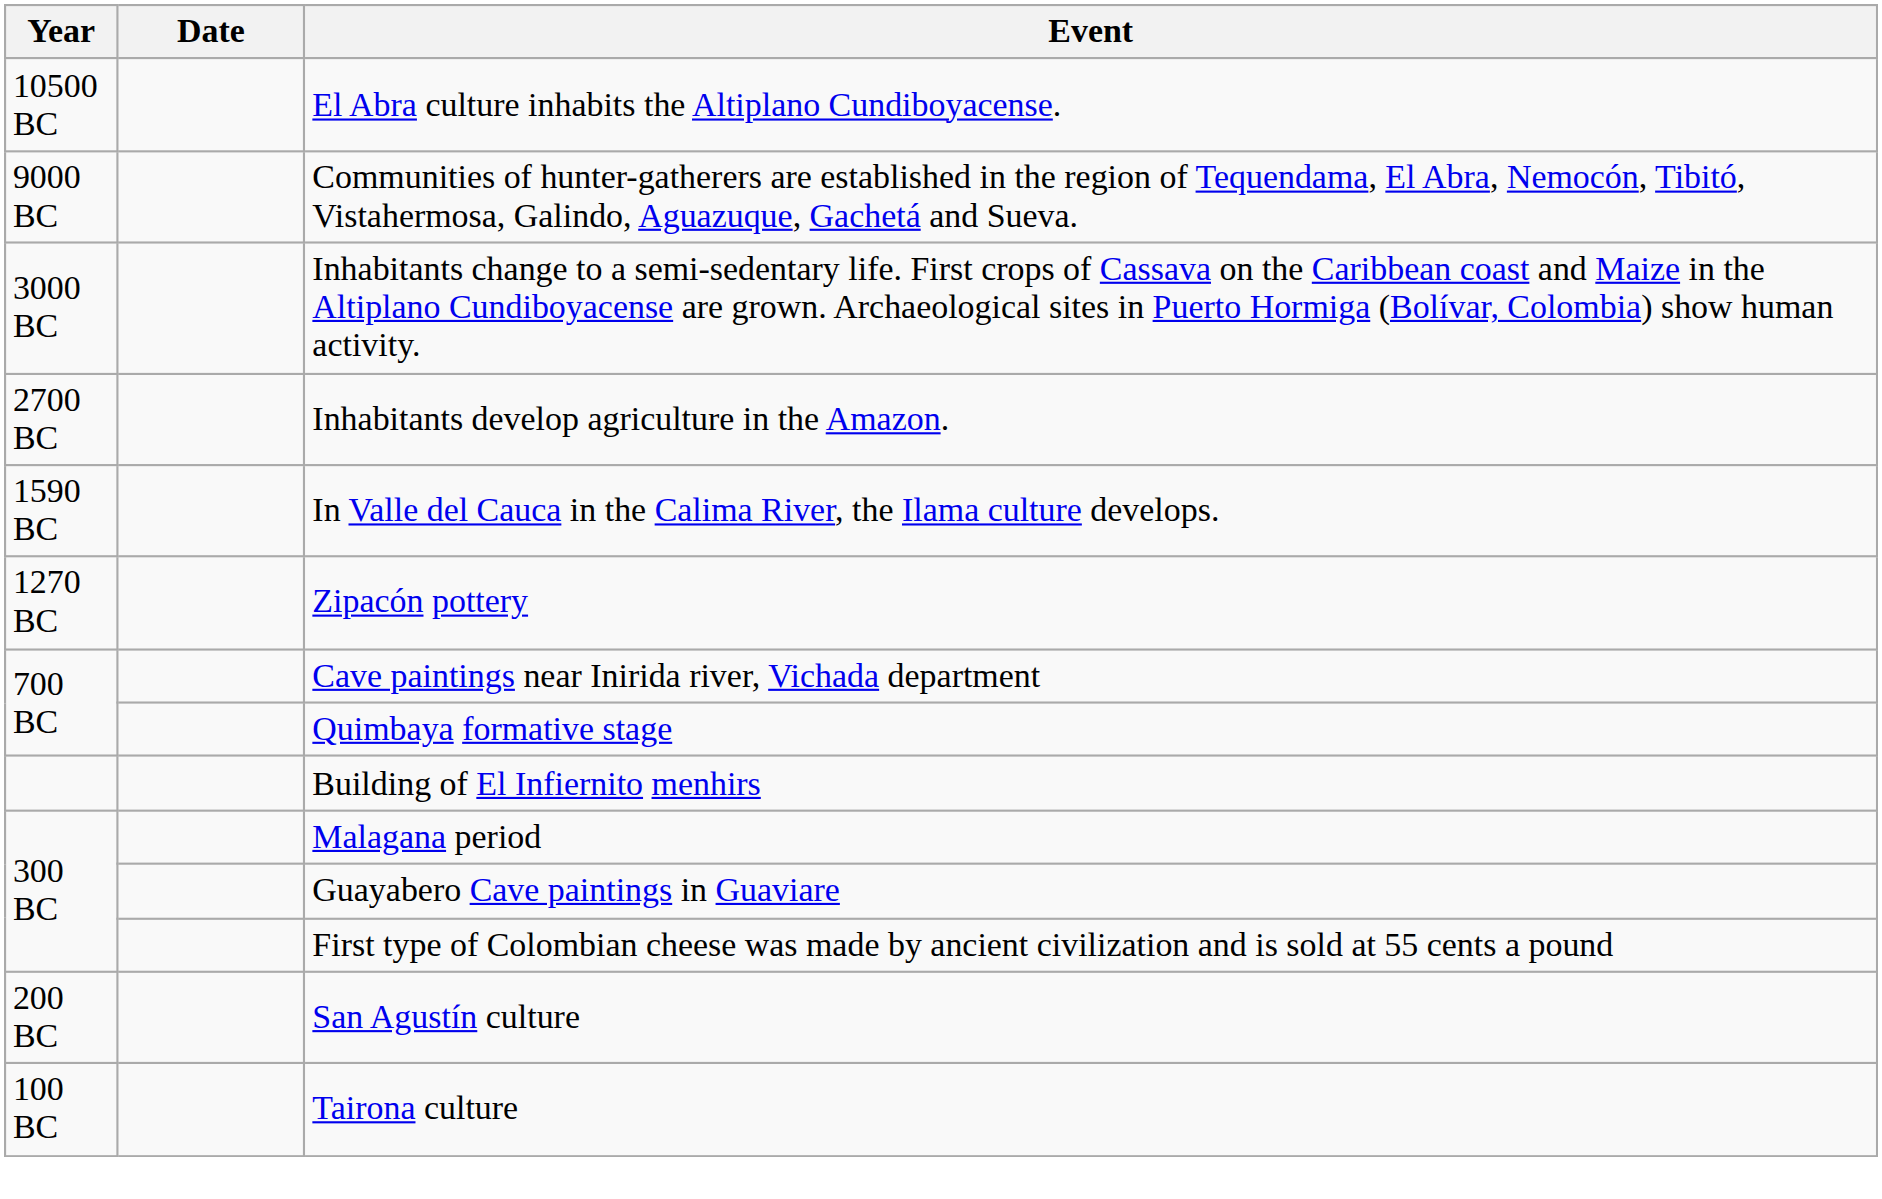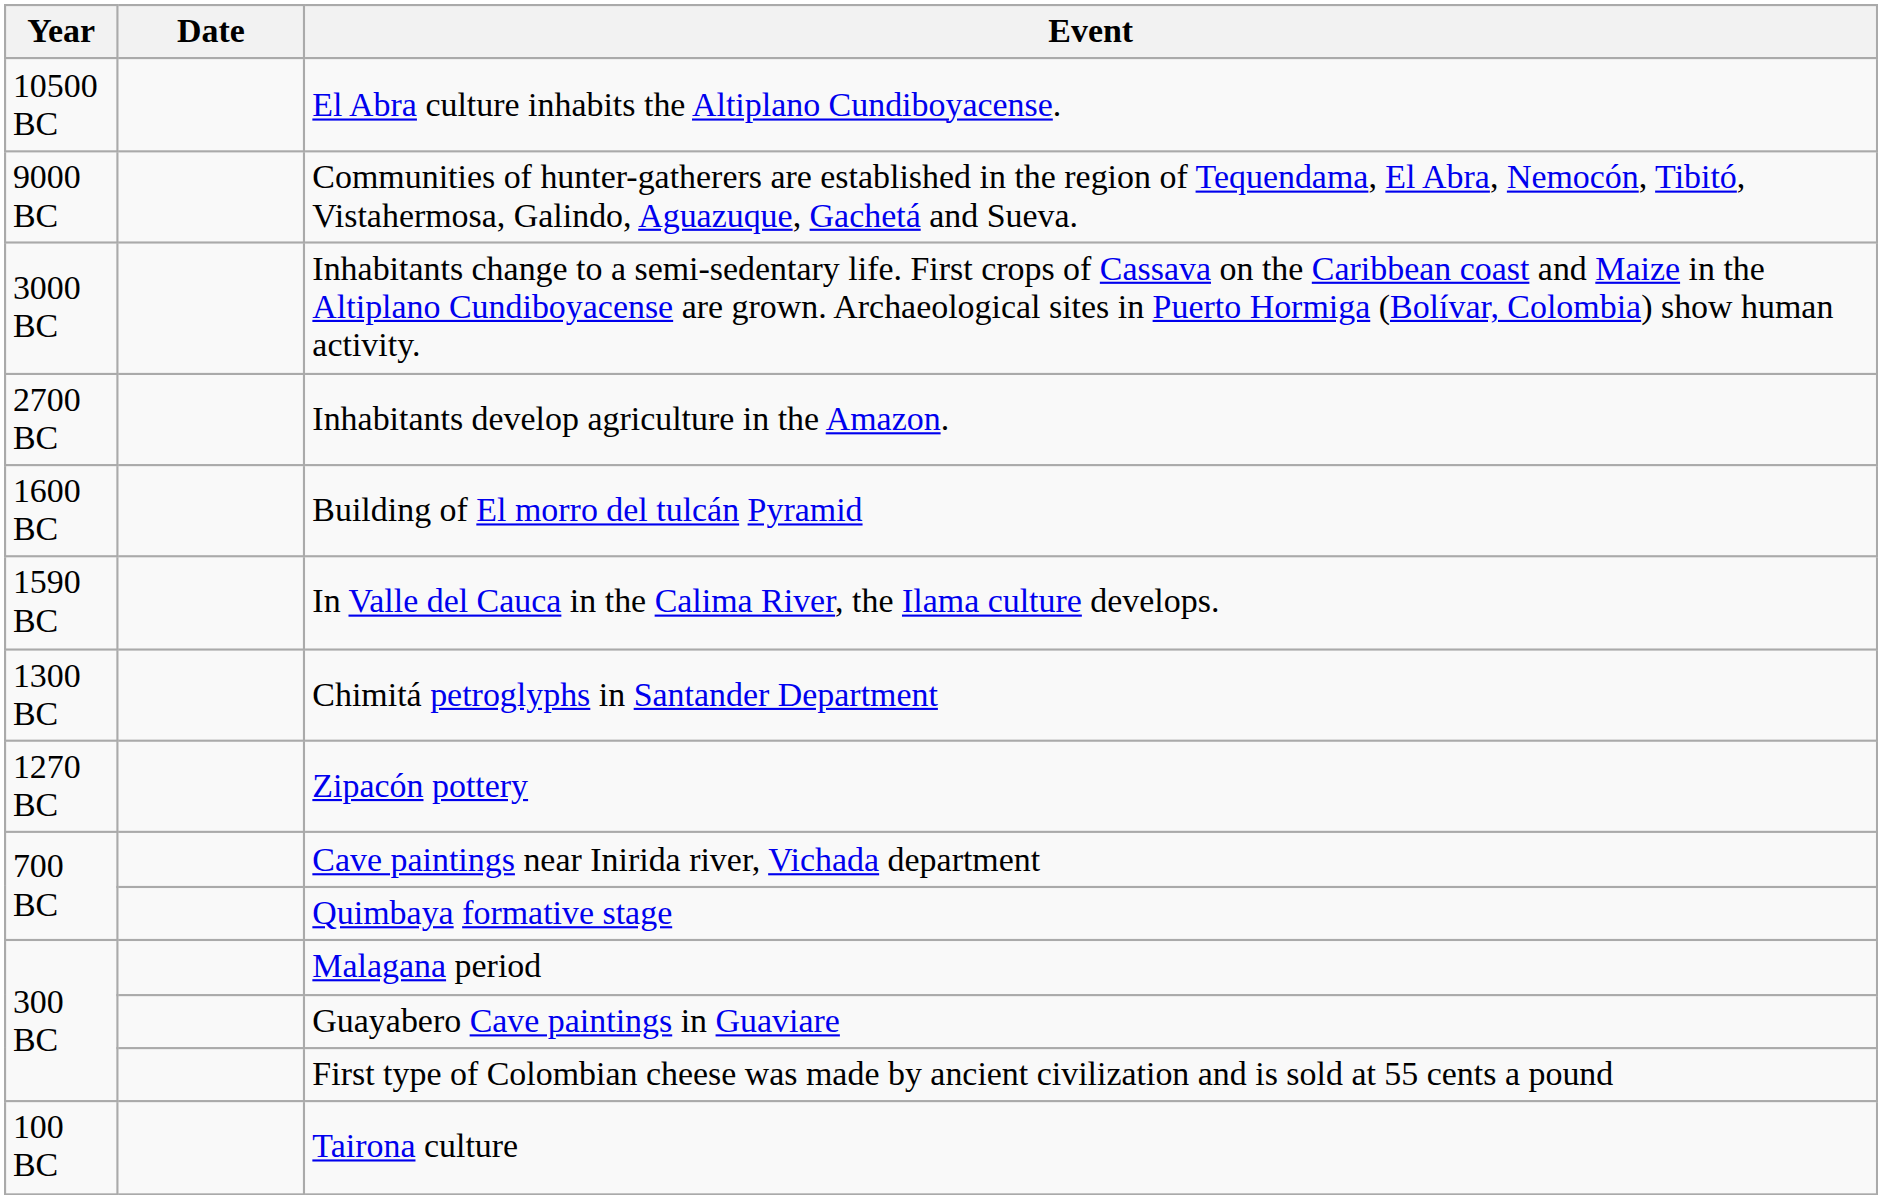+ row: (587, 510)
+ row: (625, 694)
- row: (537, 782)
- row: (446, 1016)
